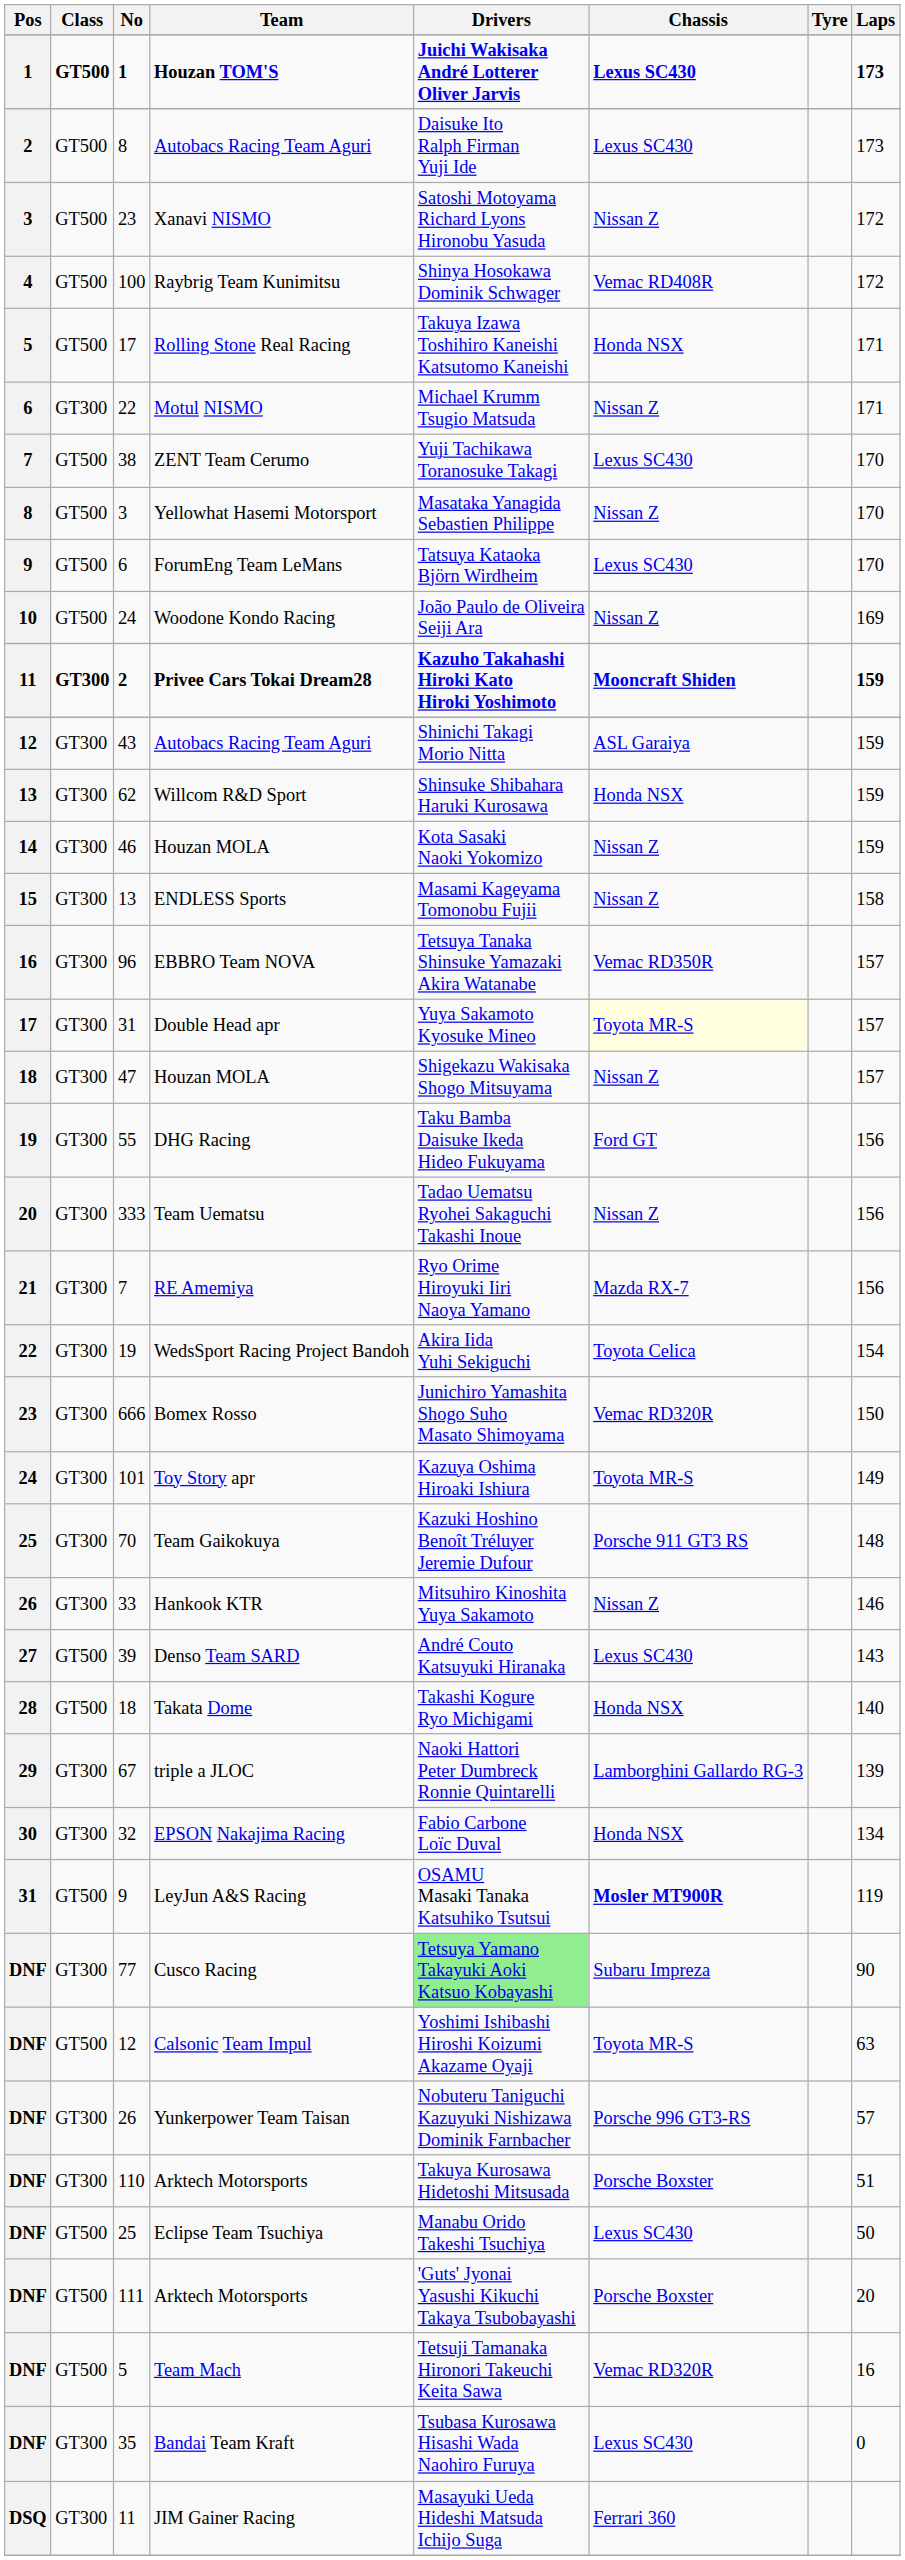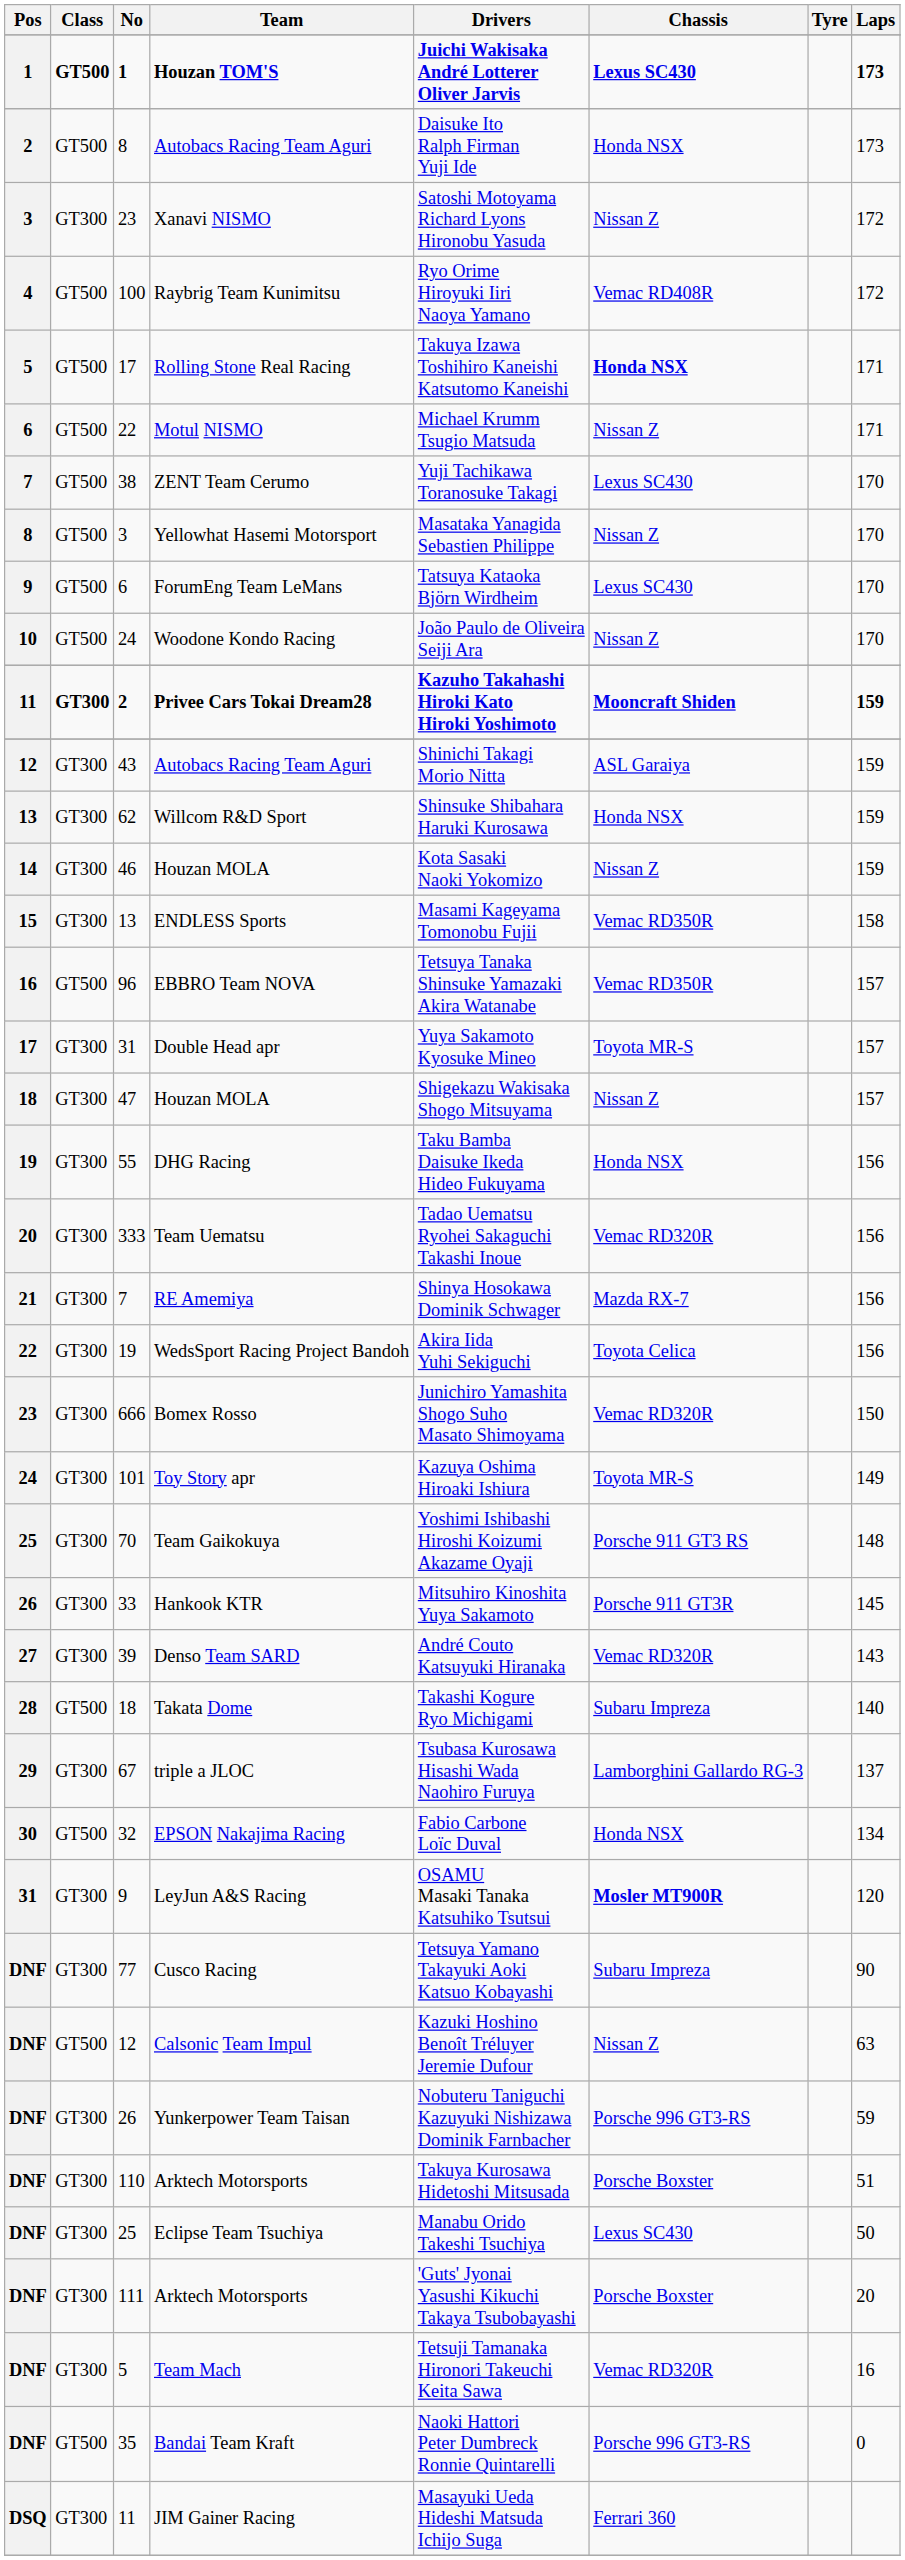(643, 145) Lexus SC430 -> (638, 145) Honda NSX
(81, 219) GT500 -> (81, 219) GT300
(489, 282) Shinya Hosokawa Dominik Schwager -> (474, 293) Ryo Orime Hiroyuki Iiri Naoya Yamano
(638, 345) normal -> (640, 367) bold
(81, 408) GT300 -> (81, 430) GT500
(870, 617) 169 -> (870, 638) 170
(626, 899) Nissan Z -> (653, 921) Vemac RD350R
(81, 962) GT300 -> (81, 984) GT500
(643, 1025) lightyellow background -> (643, 1047) no background
(625, 1140) Ford GT -> (638, 1162) Honda NSX
(626, 1214) Nissan Z -> (653, 1236) Vemac RD320R
(474, 1288) Ryo Orime Hiroyuki Iiri Naoya Yamano -> (489, 1299) Shinya Hosokawa Dominik Schwager
(870, 1351) 154 -> (870, 1351) 156
(478, 1540) Kazuki Hoshino Benoît Tréluyer Jeremie Dufour -> (484, 1540) Yoshimi Ishibashi Hiroshi Koizumi Akazame Oyaji
(626, 1603) Nissan Z -> (663, 1603) Porsche 911 GT3R
(870, 1603) 146 -> (870, 1603) 145
(81, 1655) GT500 -> (81, 1655) GT300
(643, 1655) Lexus SC430 -> (653, 1655) Vemac RD320R
(638, 1707) Honda NSX -> (652, 1707) Subaru Impreza
(486, 1770) Naoki Hattori Peter Dumbreck Ronnie Quintarelli -> (487, 1770) Tsubasa Kurosawa Hisashi Wada Naohiro Furuya
(870, 1770) 139 -> (870, 1770) 137
(81, 1833) GT300 -> (81, 1833) GT500
(81, 1896) GT500 -> (81, 1896) GT300
(870, 1896) 119 -> (870, 1896) 120
(485, 1970) lightgreen background -> (485, 1970) no background
(484, 2044) Yoshimi Ishibashi Hiroshi Koizumi Akazame Oyaji -> (478, 2044) Kazuki Hoshino Benoît Tréluyer Jeremie Dufour
(643, 2044) Toyota MR-S -> (626, 2044) Nissan Z
(866, 2118) 57 -> (866, 2118) 59
(81, 2233) GT500 -> (81, 2233) GT300
(81, 2296) GT500 -> (81, 2296) GT300
(81, 2370) GT500 -> (81, 2370) GT300
(81, 2444) GT300 -> (81, 2444) GT500
(487, 2444) Tsubasa Kurosawa Hisashi Wada Naohiro Furuya -> (486, 2444) Naoki Hattori Peter Dumbreck Ronnie Quintarelli
(643, 2444) Lexus SC430 -> (672, 2444) Porsche 996 GT3-RS
